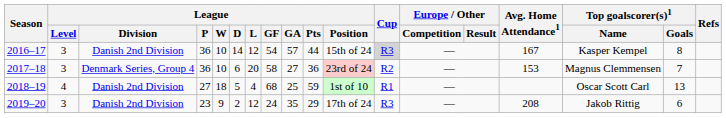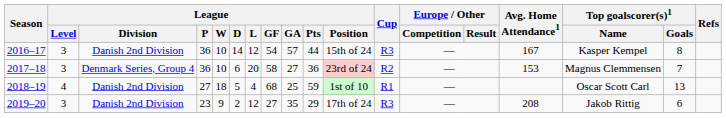(387, 51) lightgrey background -> (387, 51) no background
(272, 103) 24 -> (272, 103) 27
